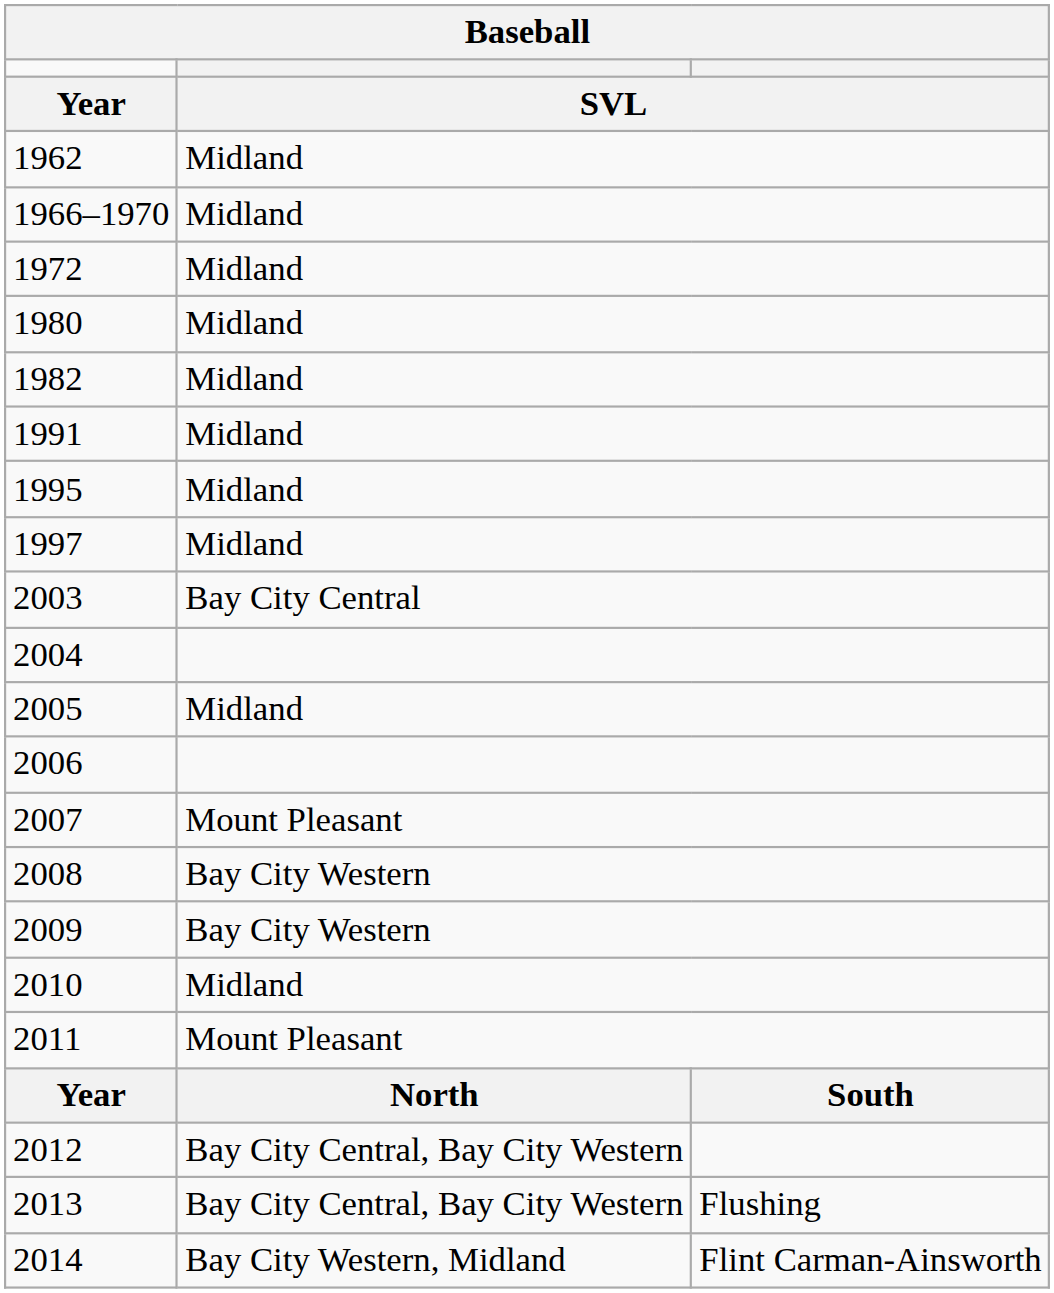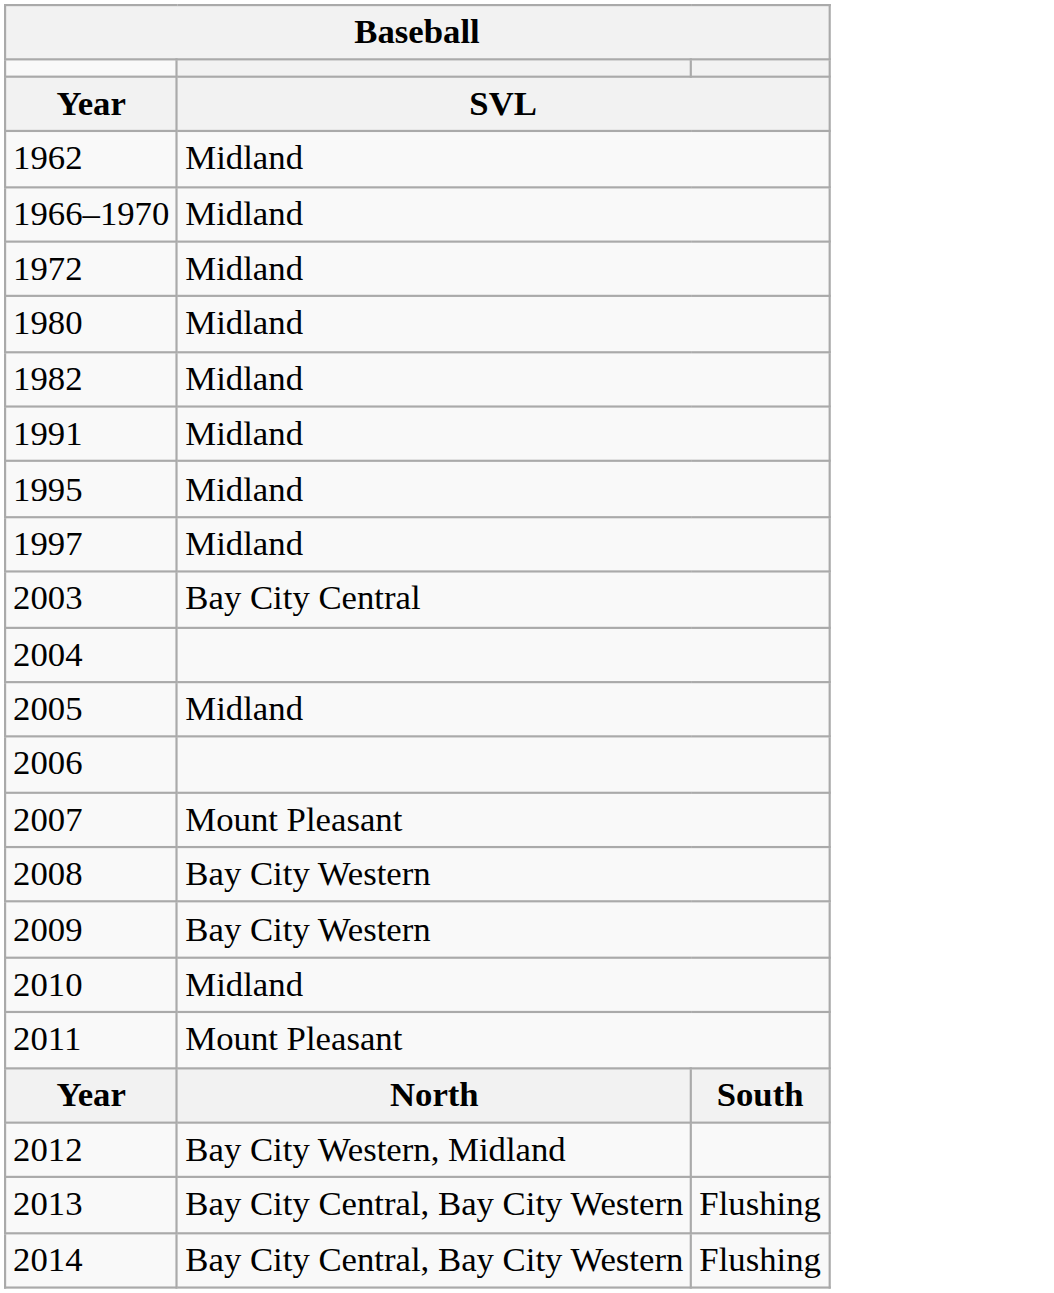(434, 1149) Bay City Central, Bay City Western -> (376, 1149) Bay City Western, Midland
(376, 1259) Bay City Western, Midland -> (434, 1259) Bay City Central, Bay City Western
(871, 1259) Flint Carman-Ainsworth -> (760, 1259) Flushing
